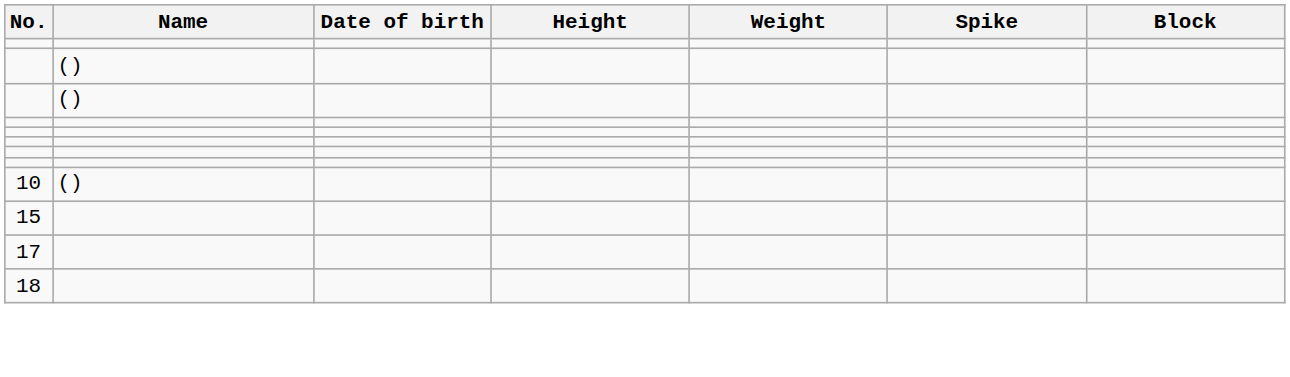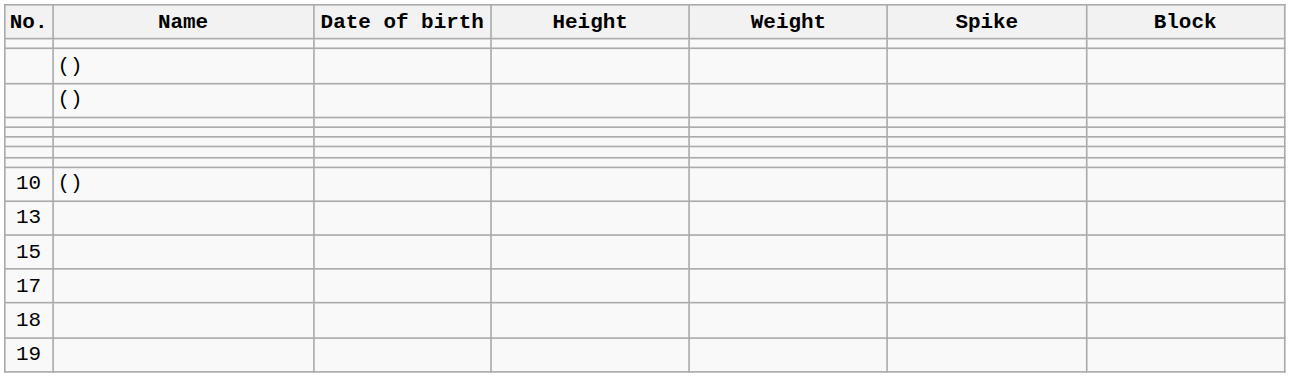+ row: (29, 218)
+ row: (29, 355)
